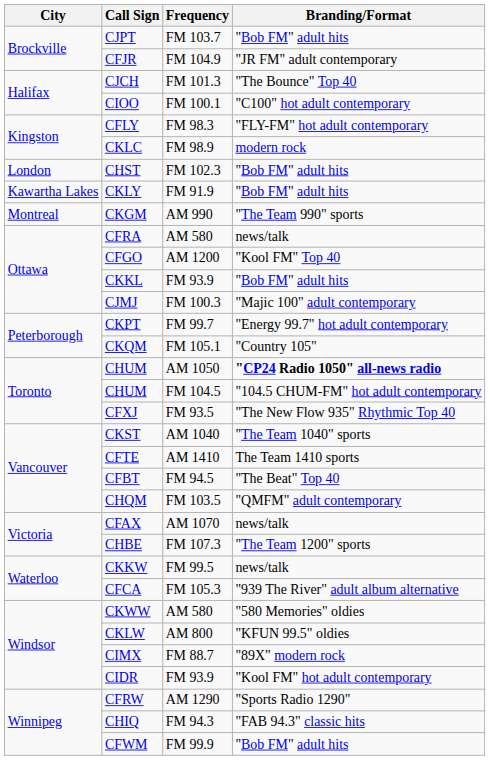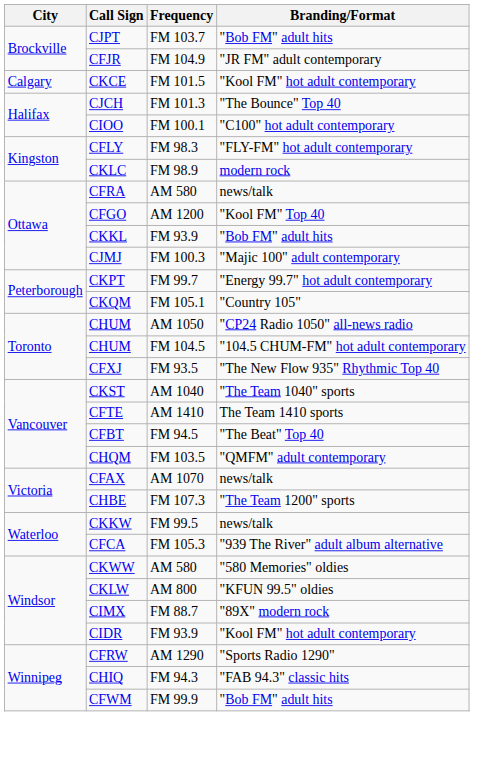+ row: (108, 81)
- row: (123, 170)
- row: (123, 192)
- row: (126, 214)
(338, 368) bold -> (316, 324) normal
